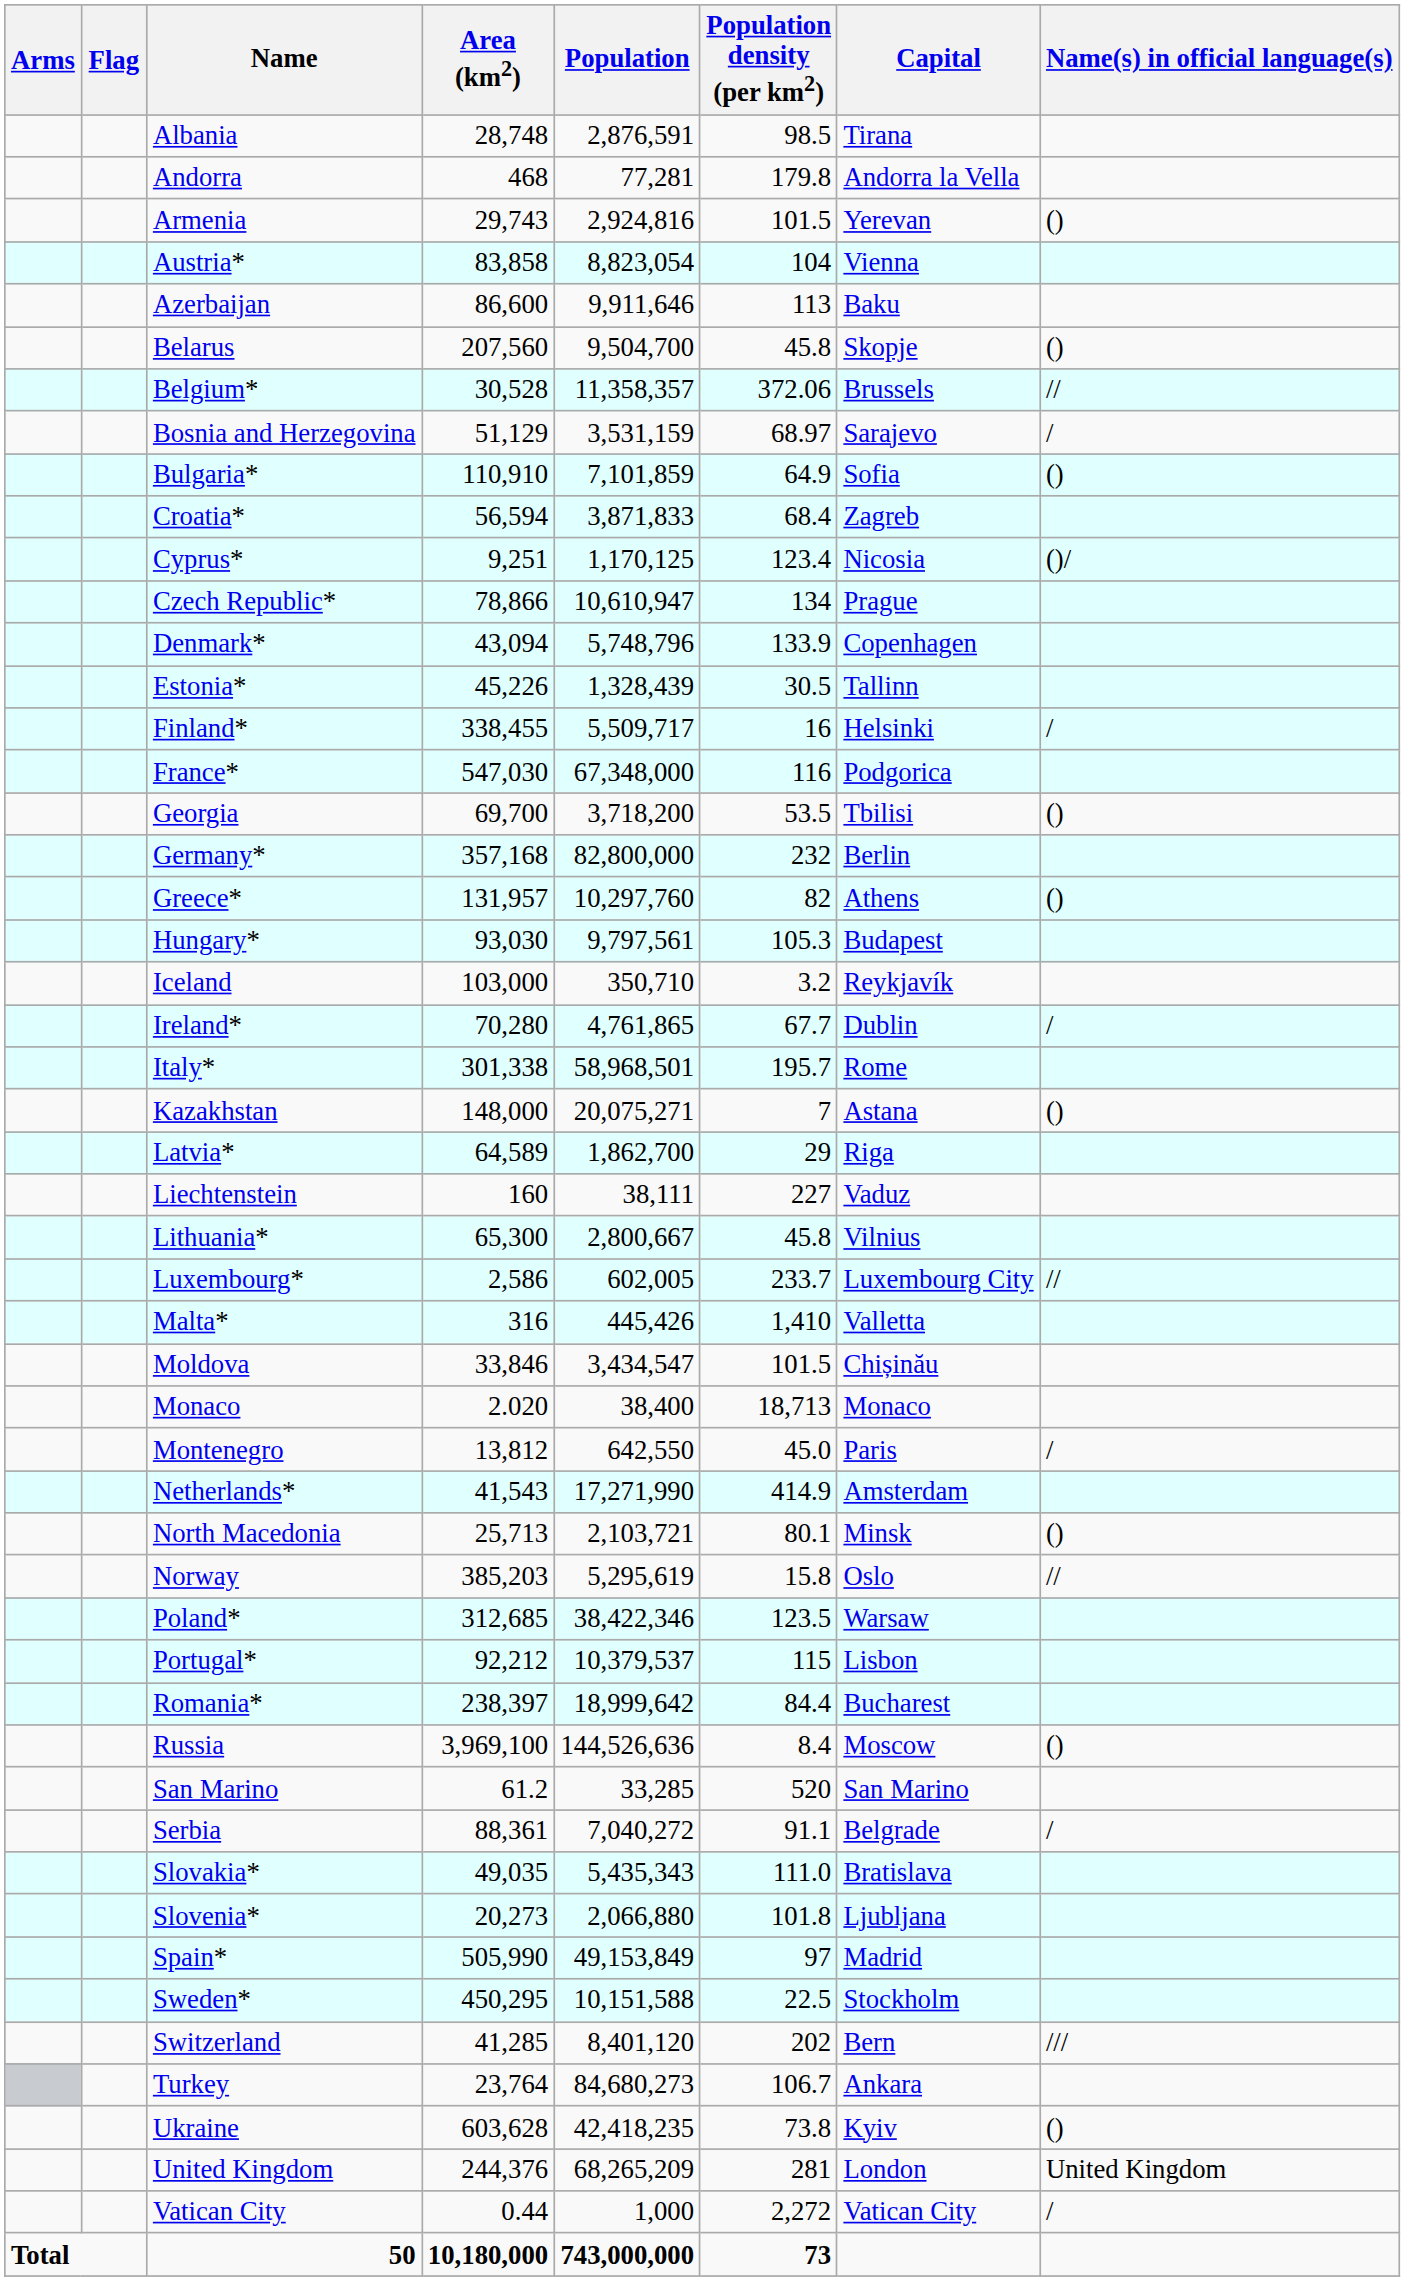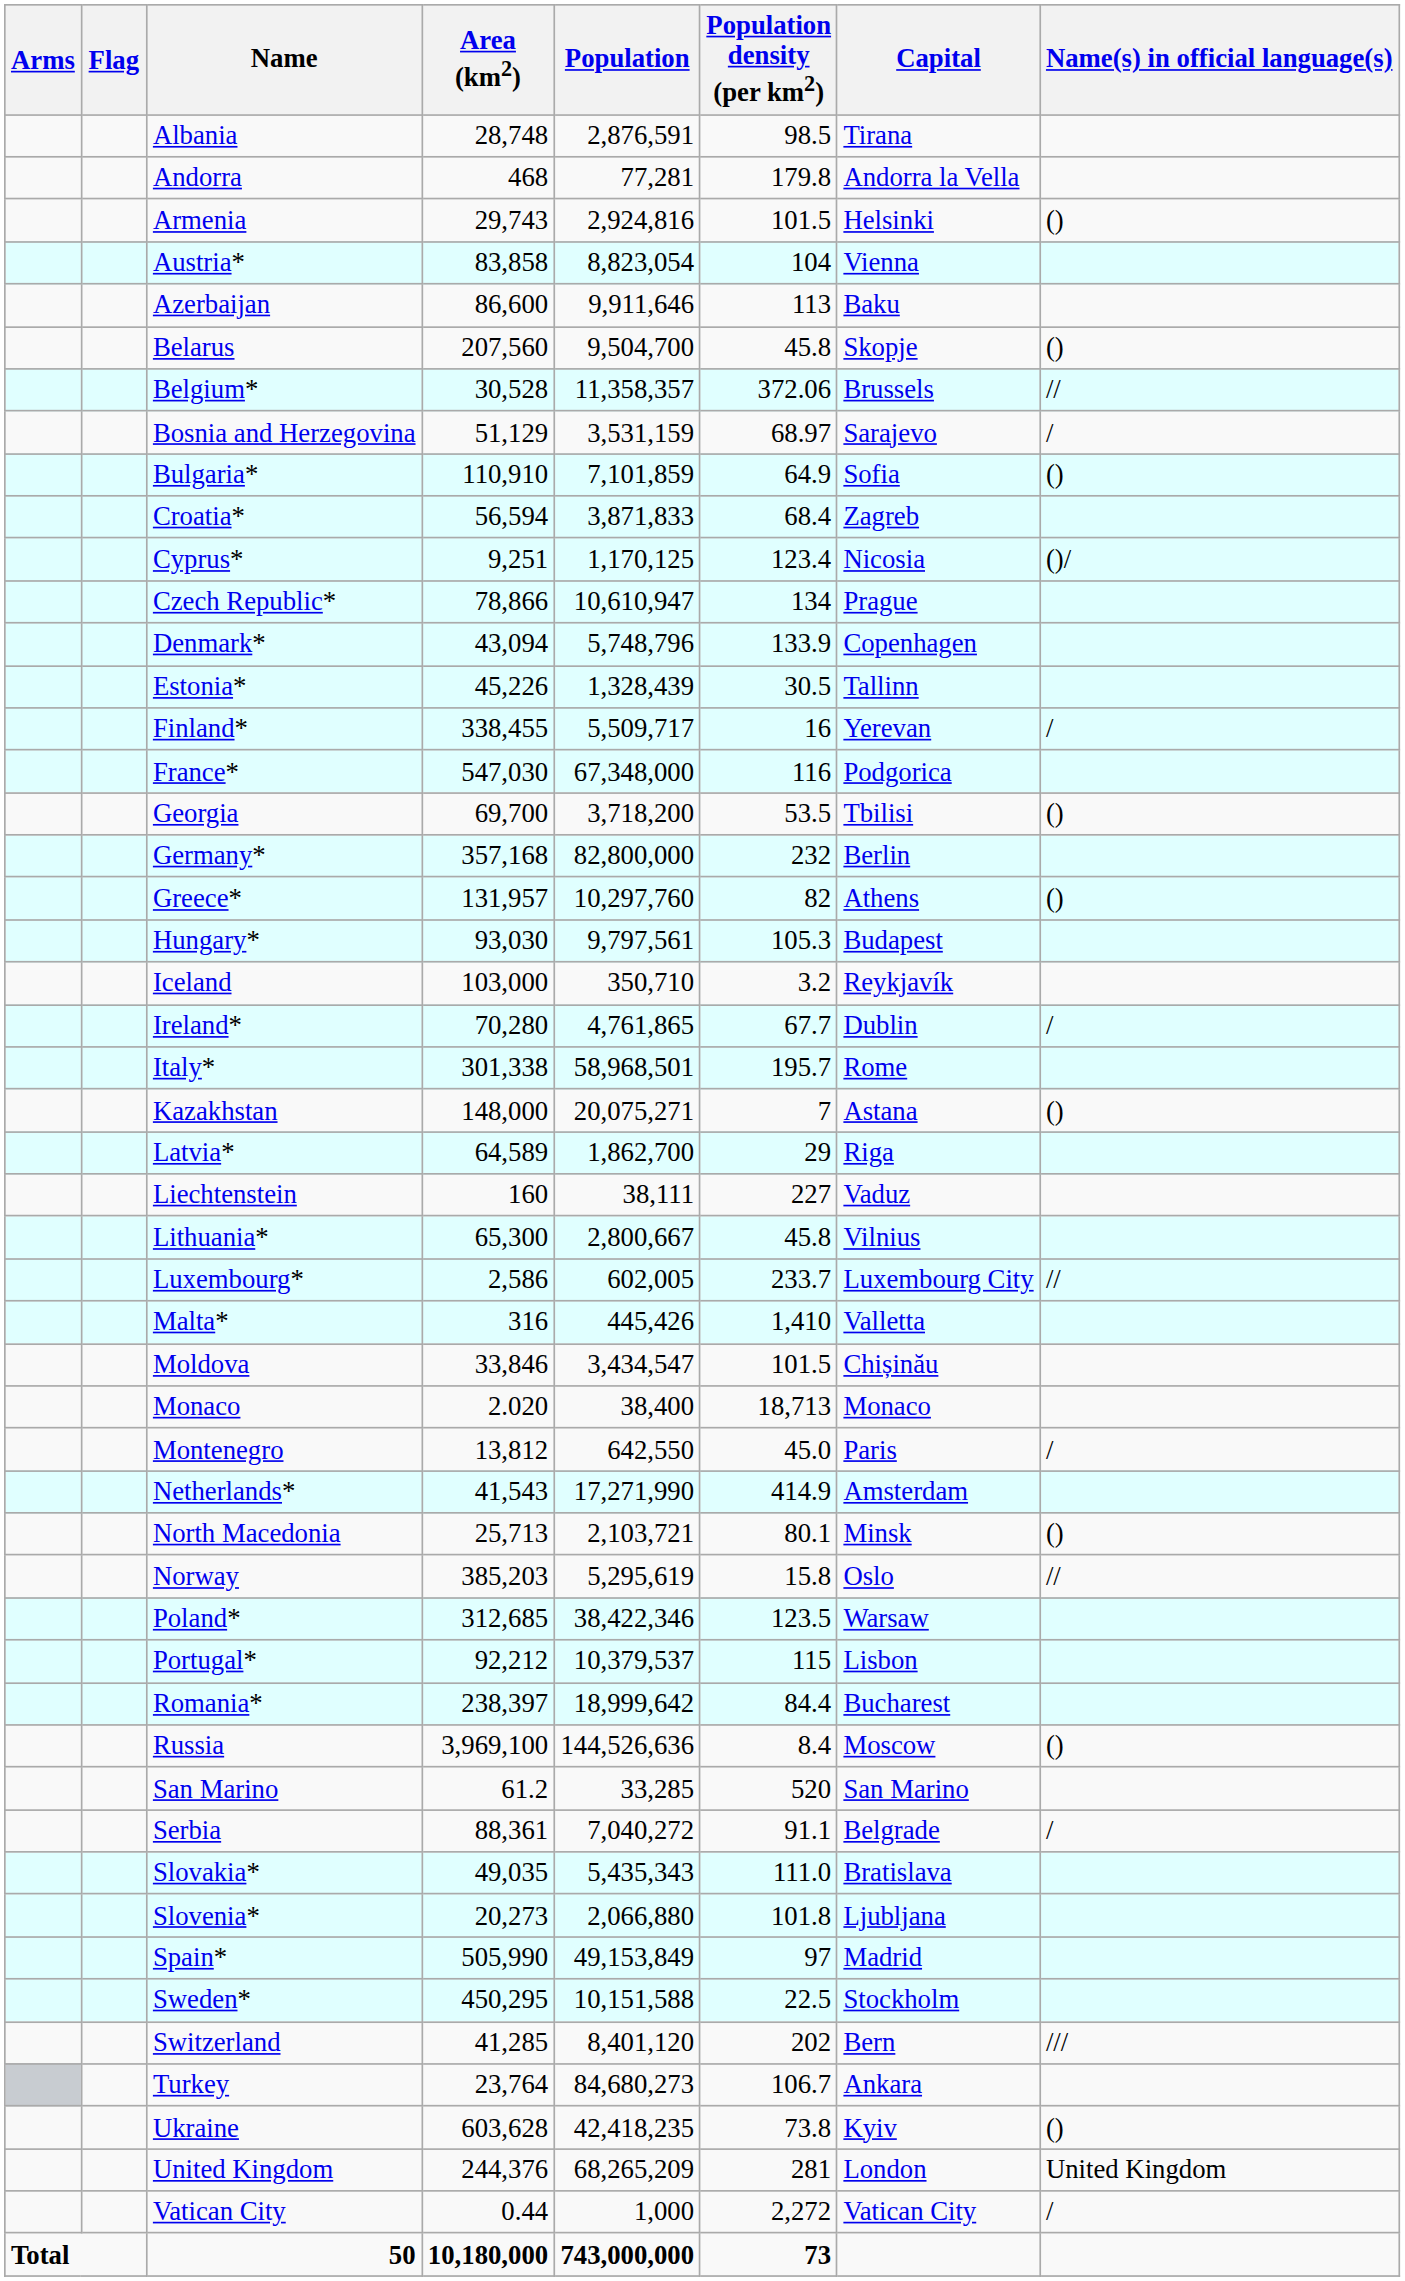(887, 220) Yerevan -> (889, 220) Helsinki
(889, 728) Helsinki -> (887, 728) Yerevan
